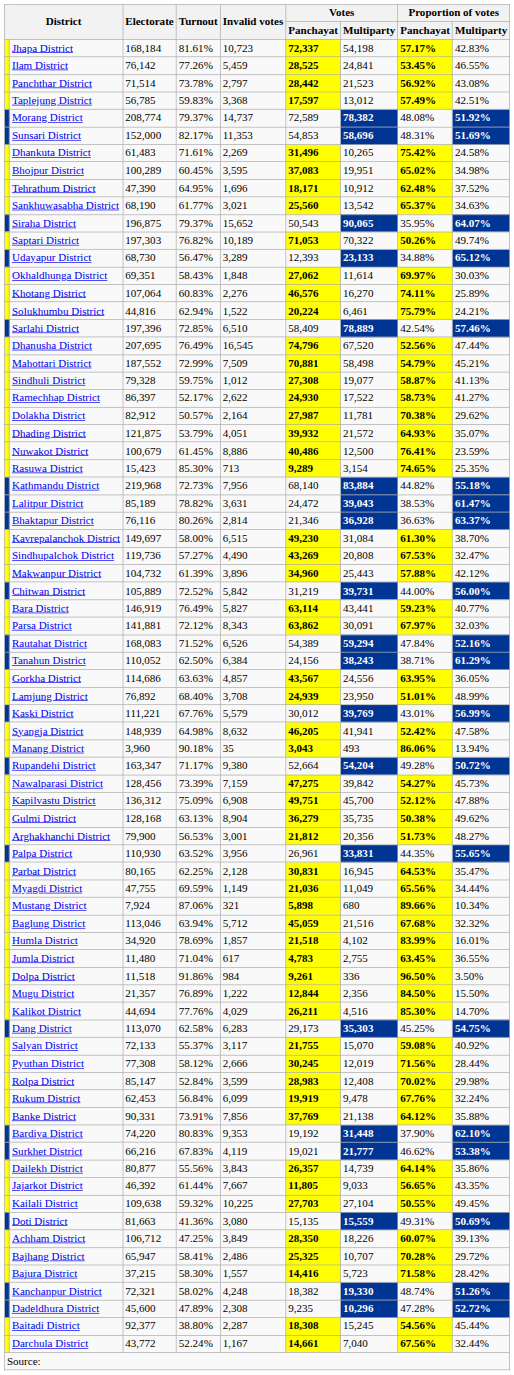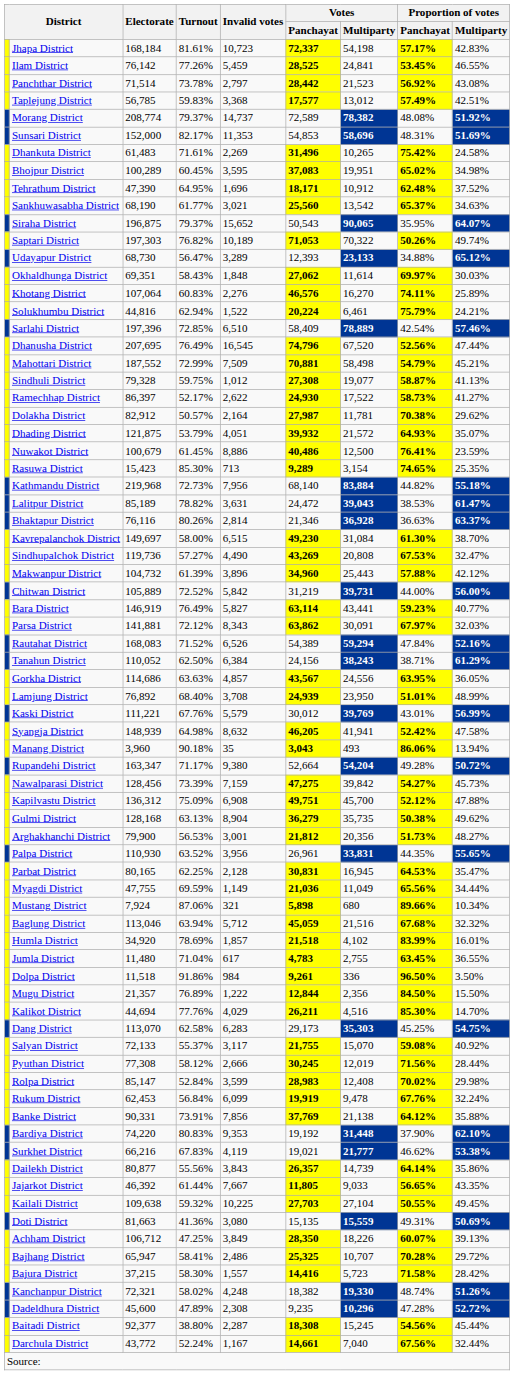(303, 100) 17,597 -> (303, 100) 17,577
